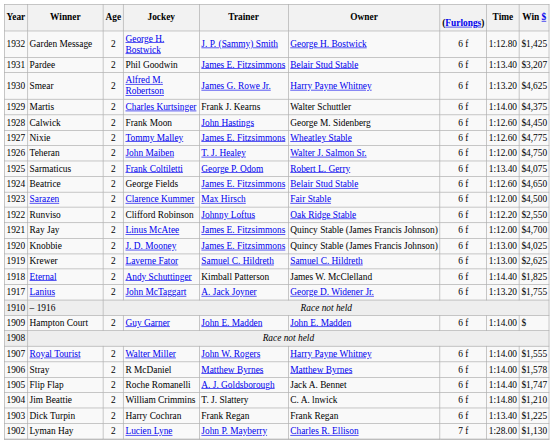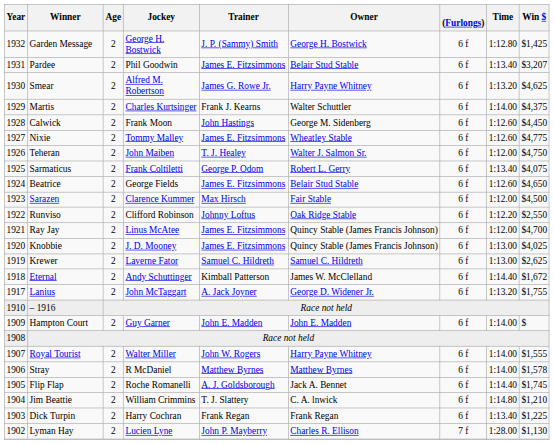(534, 277) $1,825 -> (534, 277) $1,672
(534, 385) $1,747 -> (534, 385) $1,745
